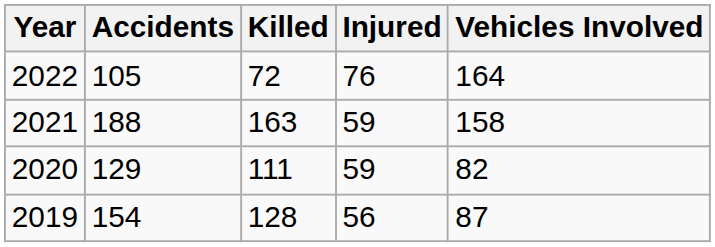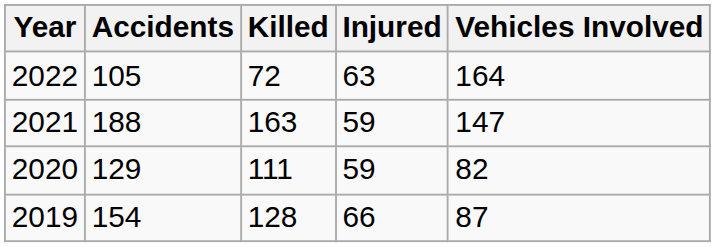(359, 75) 76 -> (359, 75) 63
(480, 122) 158 -> (480, 122) 147
(359, 216) 56 -> (359, 216) 66
